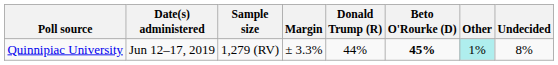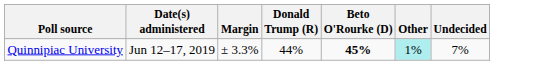- column: (250, 22)
(524, 49) 8% -> (460, 49) 7%
